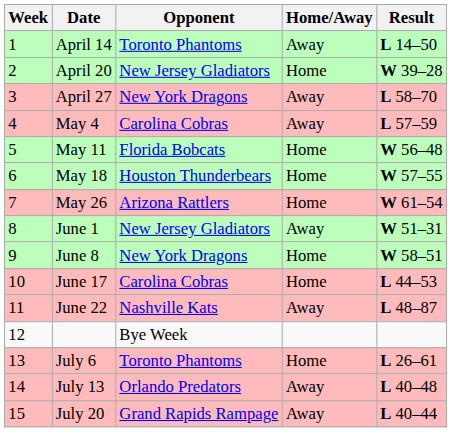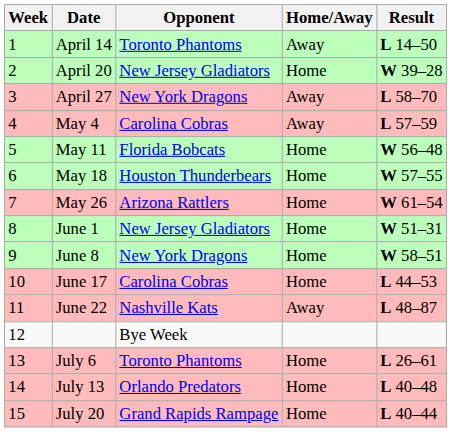(305, 228) Away -> (306, 228) Home
(305, 387) Away -> (306, 387) Home
(305, 413) Away -> (306, 413) Home
